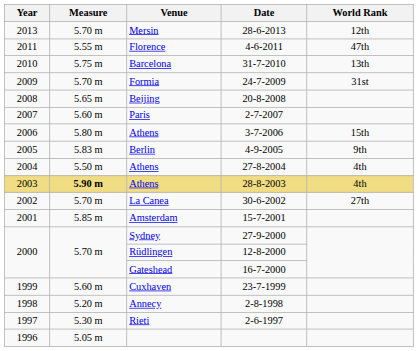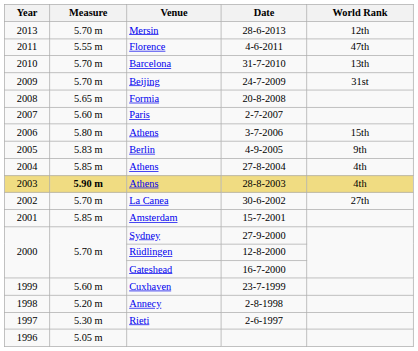(88, 64) 5.75 m -> (88, 64) 5.70 m
(144, 81) Formia -> (144, 81) Beijing
(144, 98) Beijing -> (144, 98) Formia
(88, 167) 5.50 m -> (88, 167) 5.85 m
